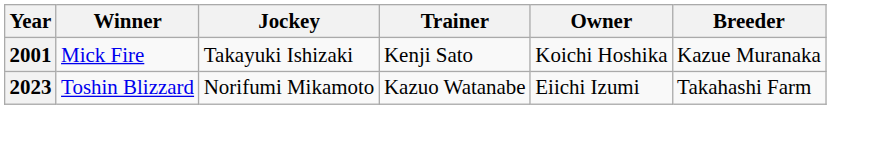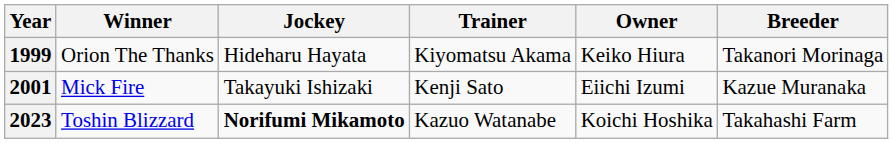+ row: (30, 54)
(601, 54) Koichi Hoshika -> (633, 87) Eiichi Izumi
(289, 87) normal -> (314, 120) bold
(587, 87) Eiichi Izumi -> (647, 120) Koichi Hoshika
